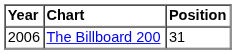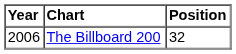(177, 37) 31 -> (177, 37) 32
